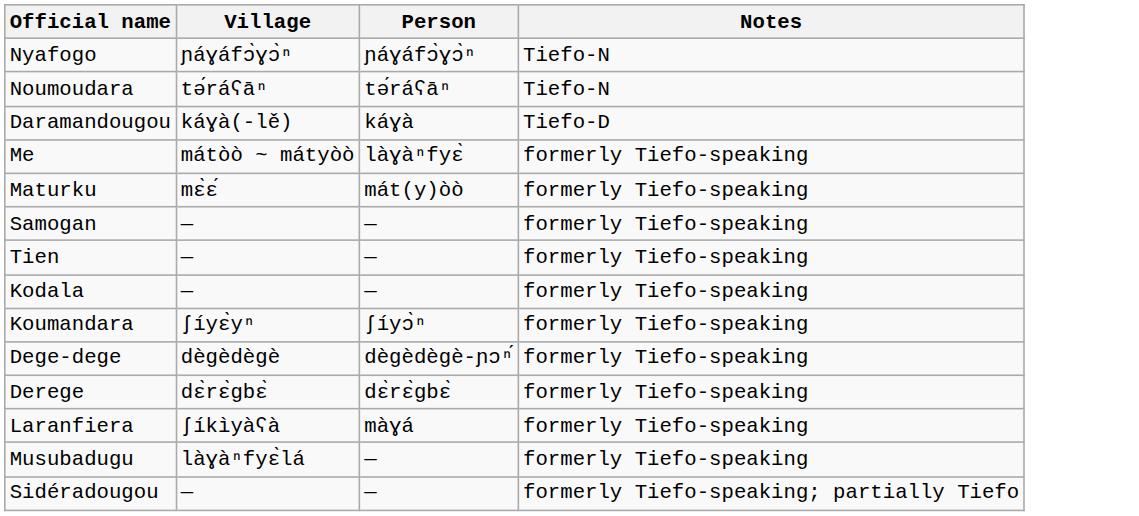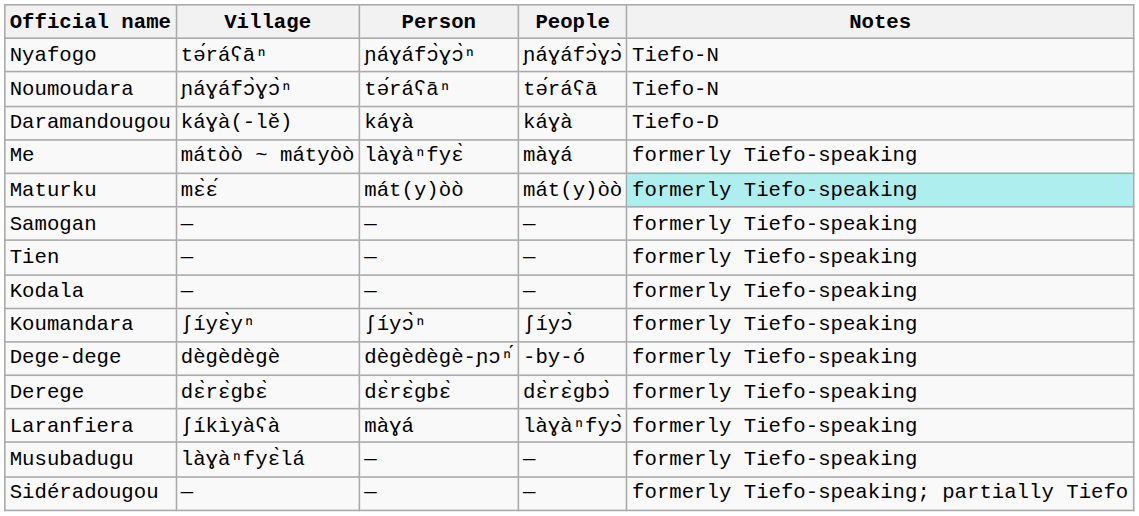+ column: (573, 22)
(237, 55) ɲáɣáfɔ̀ɣɔ̀ⁿ -> (224, 55) tə́ráʕāⁿ
(224, 89) tə́ráʕāⁿ -> (237, 89) ɲáɣáfɔ̀ɣɔ̀ⁿ
(666, 190) no background -> (775, 190) paleturquoise background
